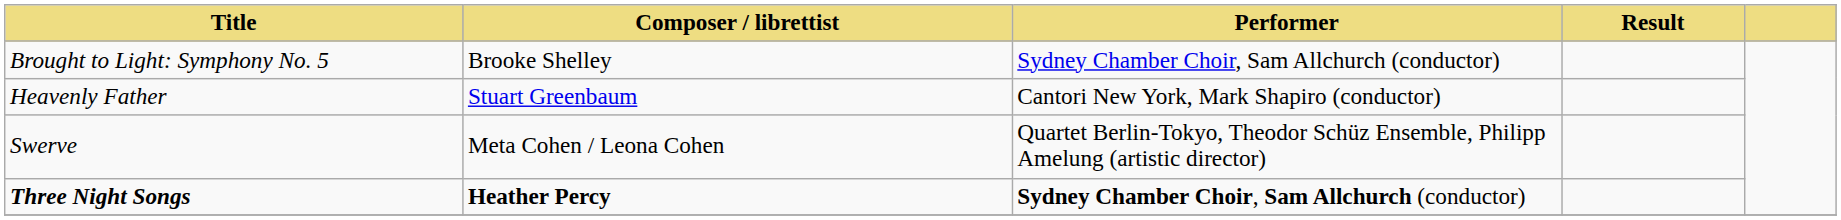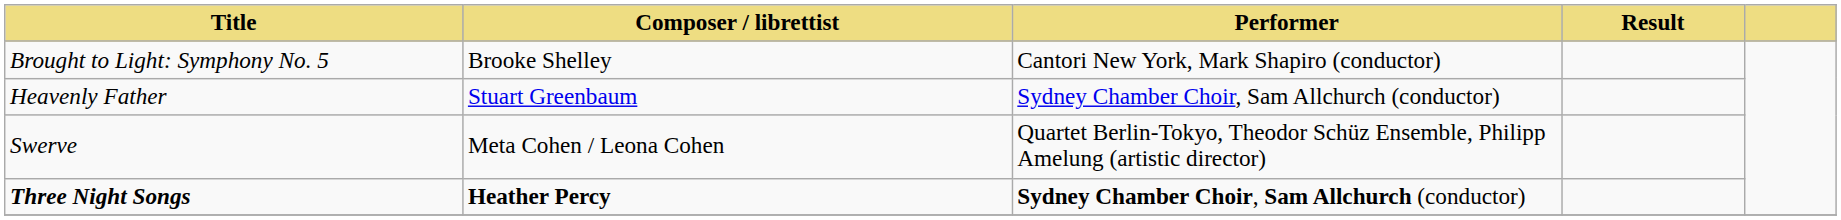(1258, 59) Sydney Chamber Choir, Sam Allchurch (conductor) -> (1229, 59) Cantori New York, Mark Shapiro (conductor)
(1229, 96) Cantori New York, Mark Shapiro (conductor) -> (1258, 96) Sydney Chamber Choir, Sam Allchurch (conductor)
